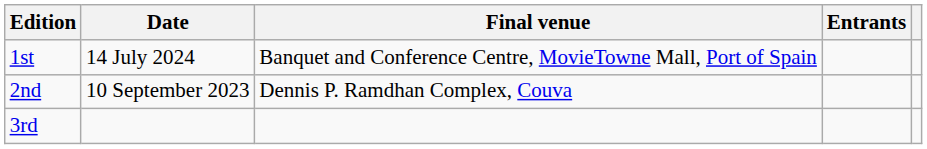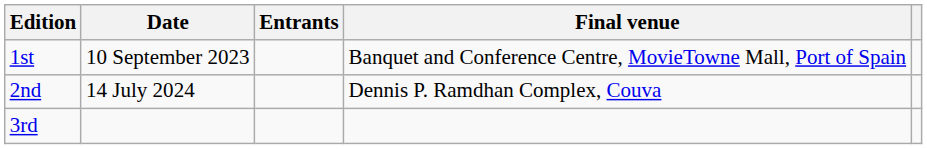columns swapped: (538, 22) <-> (866, 22)
(140, 56) 14 July 2024 -> (168, 56) 10 September 2023
(168, 91) 10 September 2023 -> (140, 91) 14 July 2024
